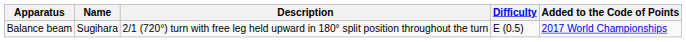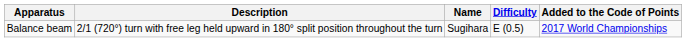columns swapped: (97, 12) <-> (305, 12)
